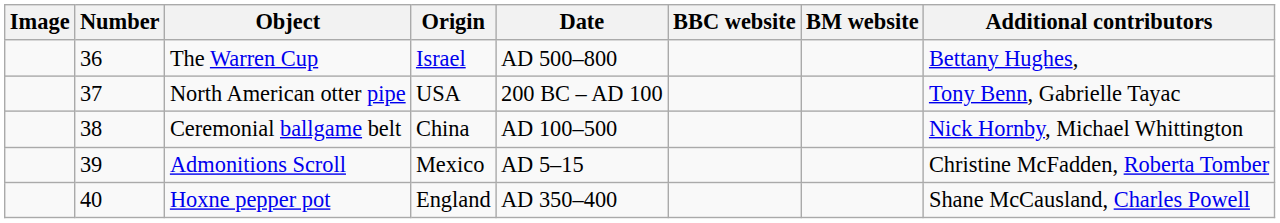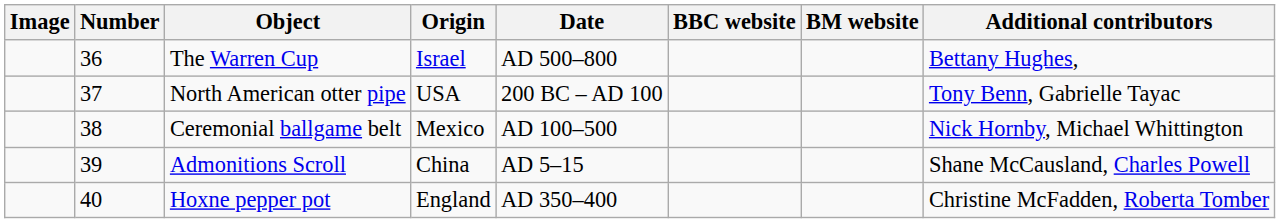(443, 128) China -> (450, 128) Mexico
(450, 164) Mexico -> (443, 164) China
(1099, 164) Christine McFadden, Roberta Tomber -> (1089, 164) Shane McCausland, Charles Powell
(1089, 199) Shane McCausland, Charles Powell -> (1099, 199) Christine McFadden, Roberta Tomber
